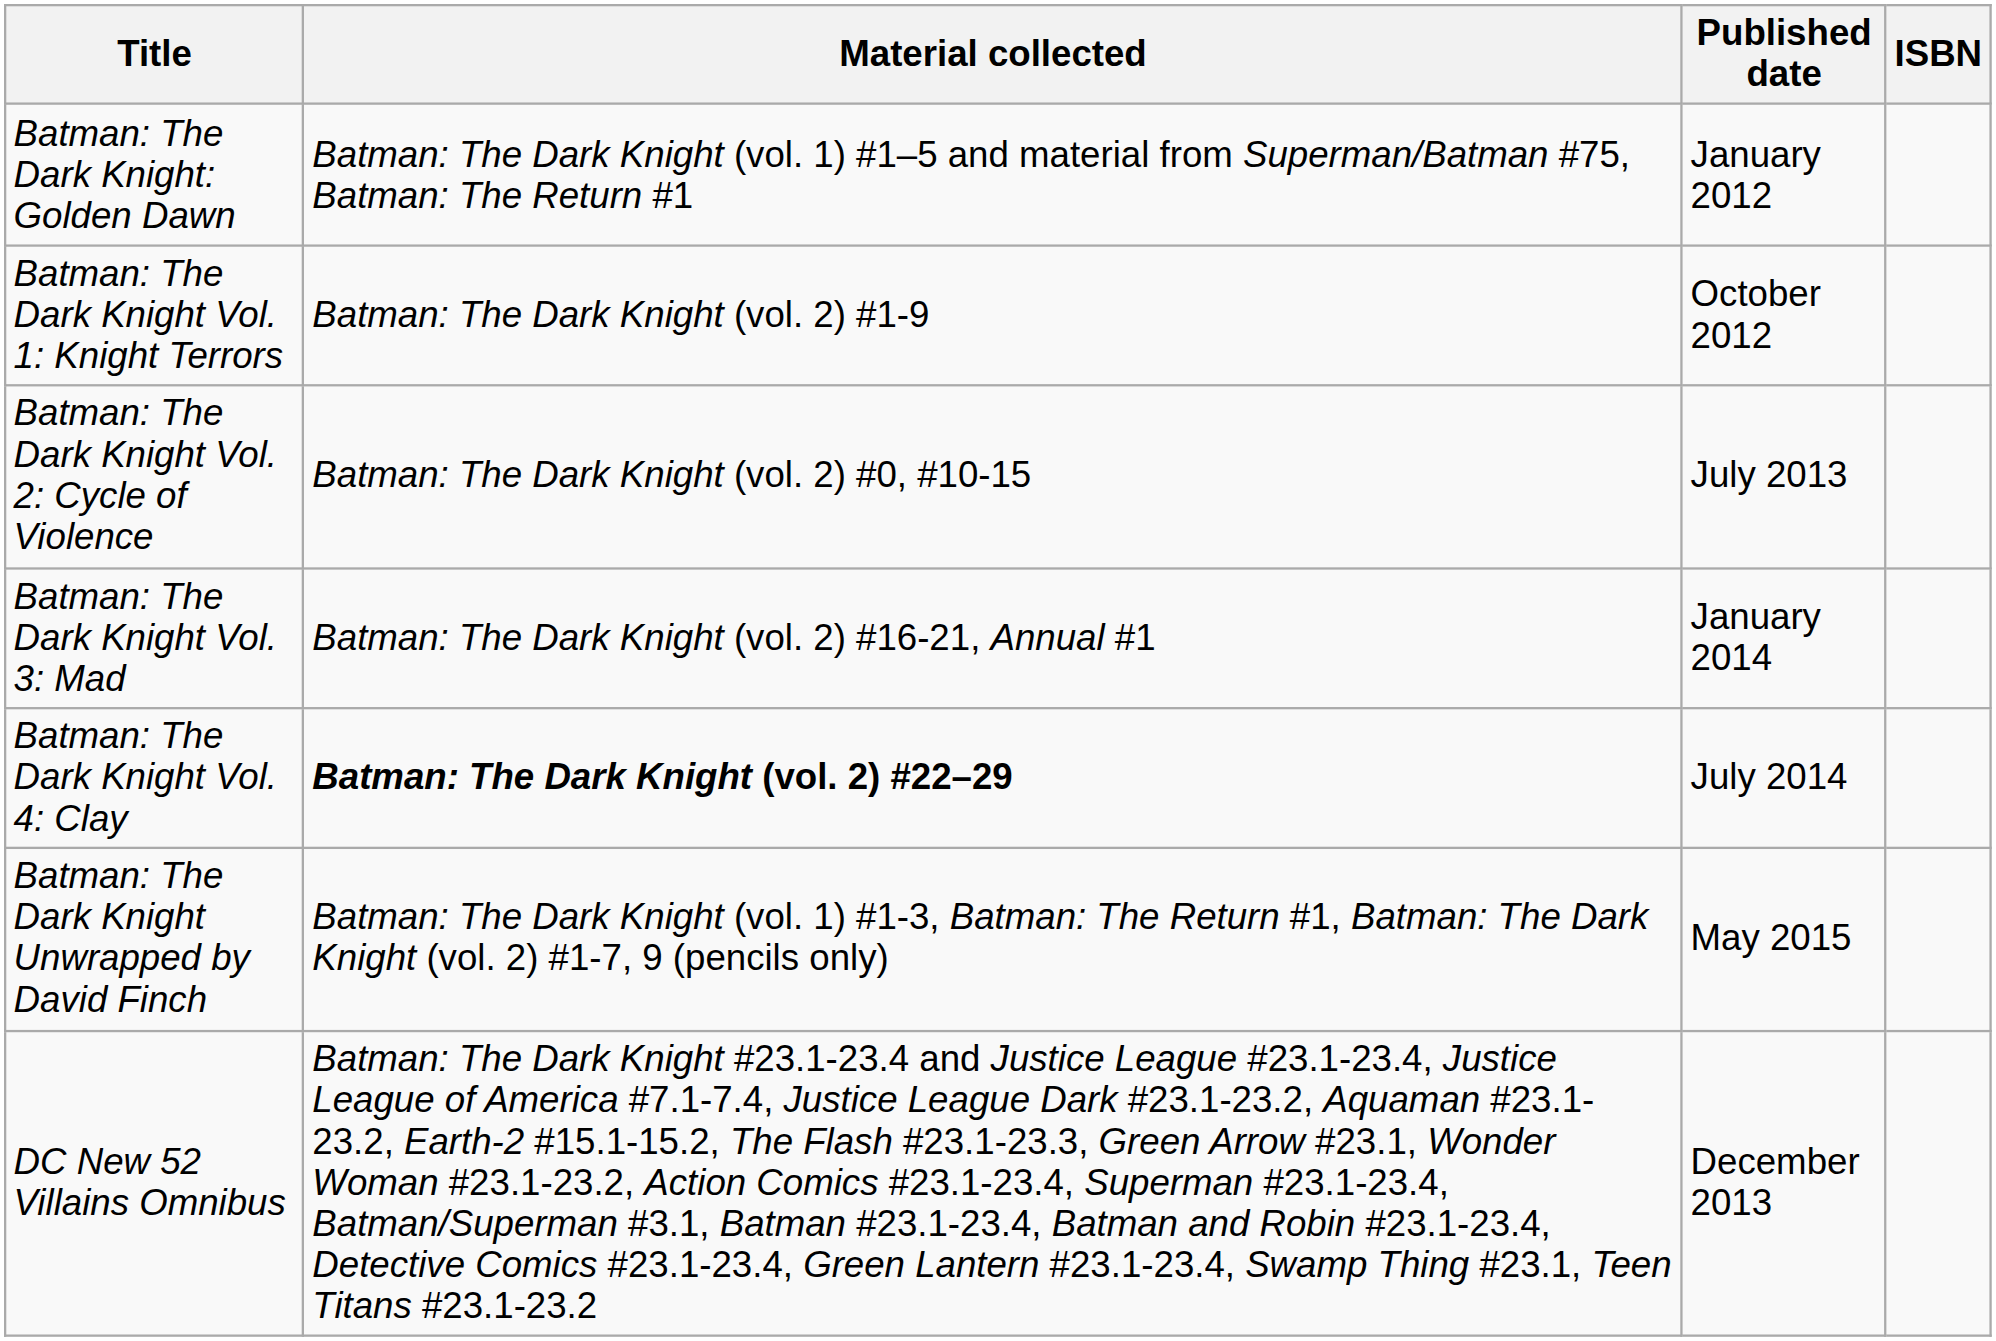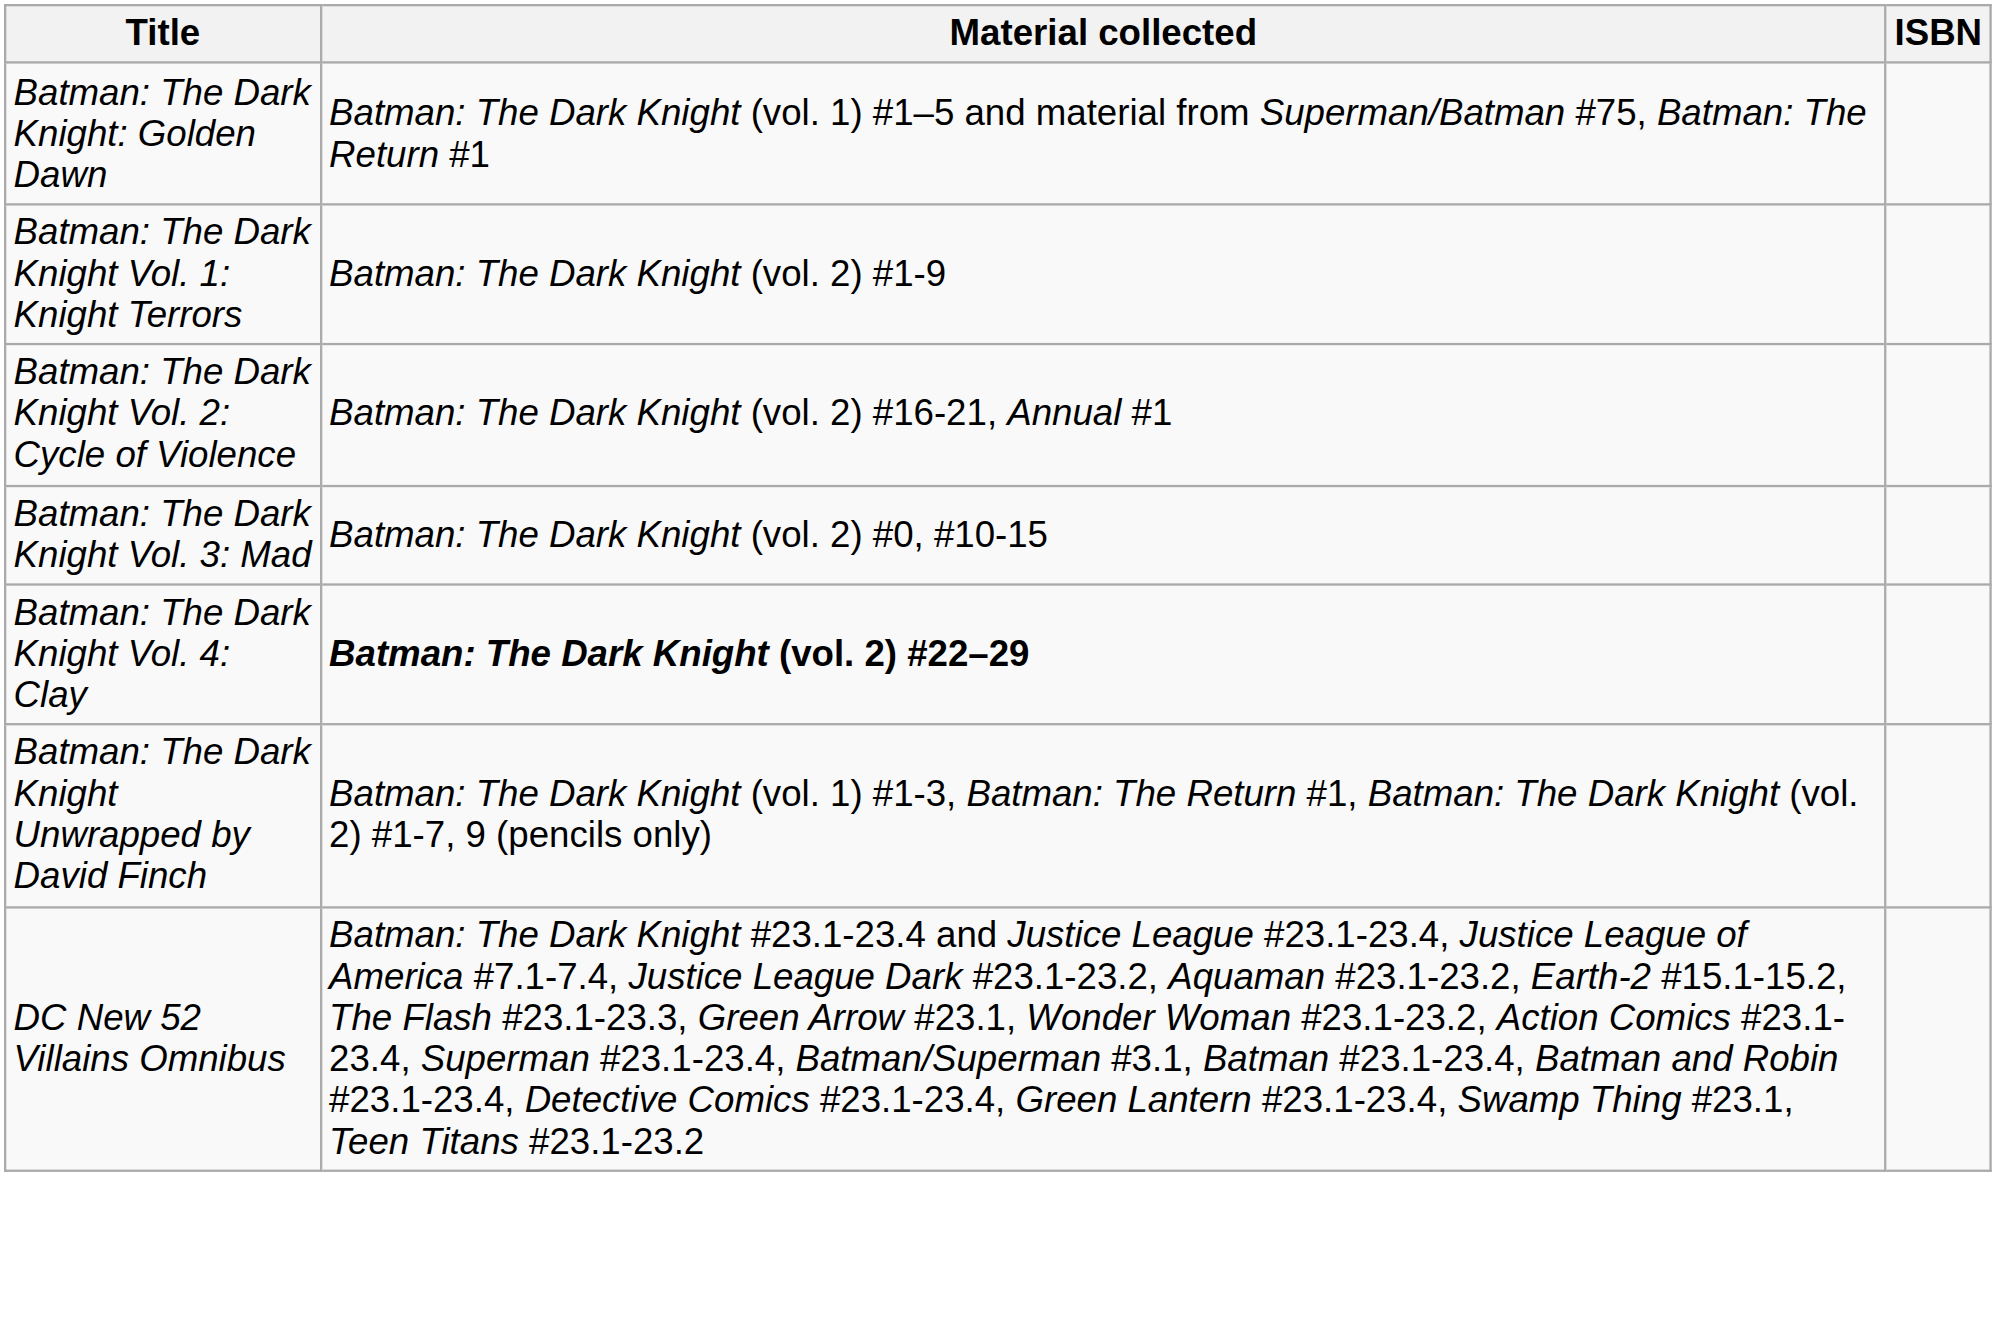- column: (1784, 54)
(672, 475) Batman: The Dark Knight (vol. 2) #0, #10-15 -> (751, 413) Batman: The Dark Knight (vol. 2) #16-21, Annual #1
(734, 636) Batman: The Dark Knight (vol. 2) #16-21, Annual #1 -> (689, 533) Batman: The Dark Knight (vol. 2) #0, #10-15
